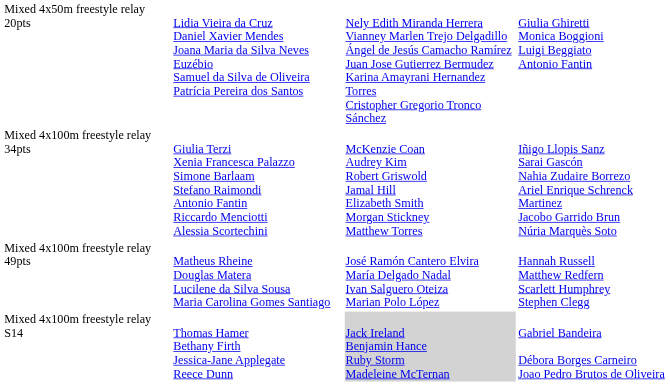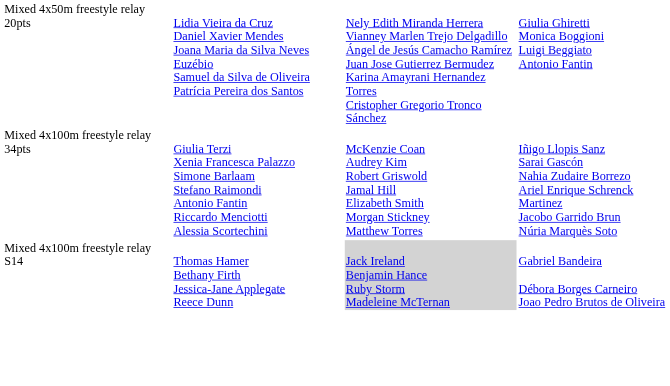- row: (78, 254)
